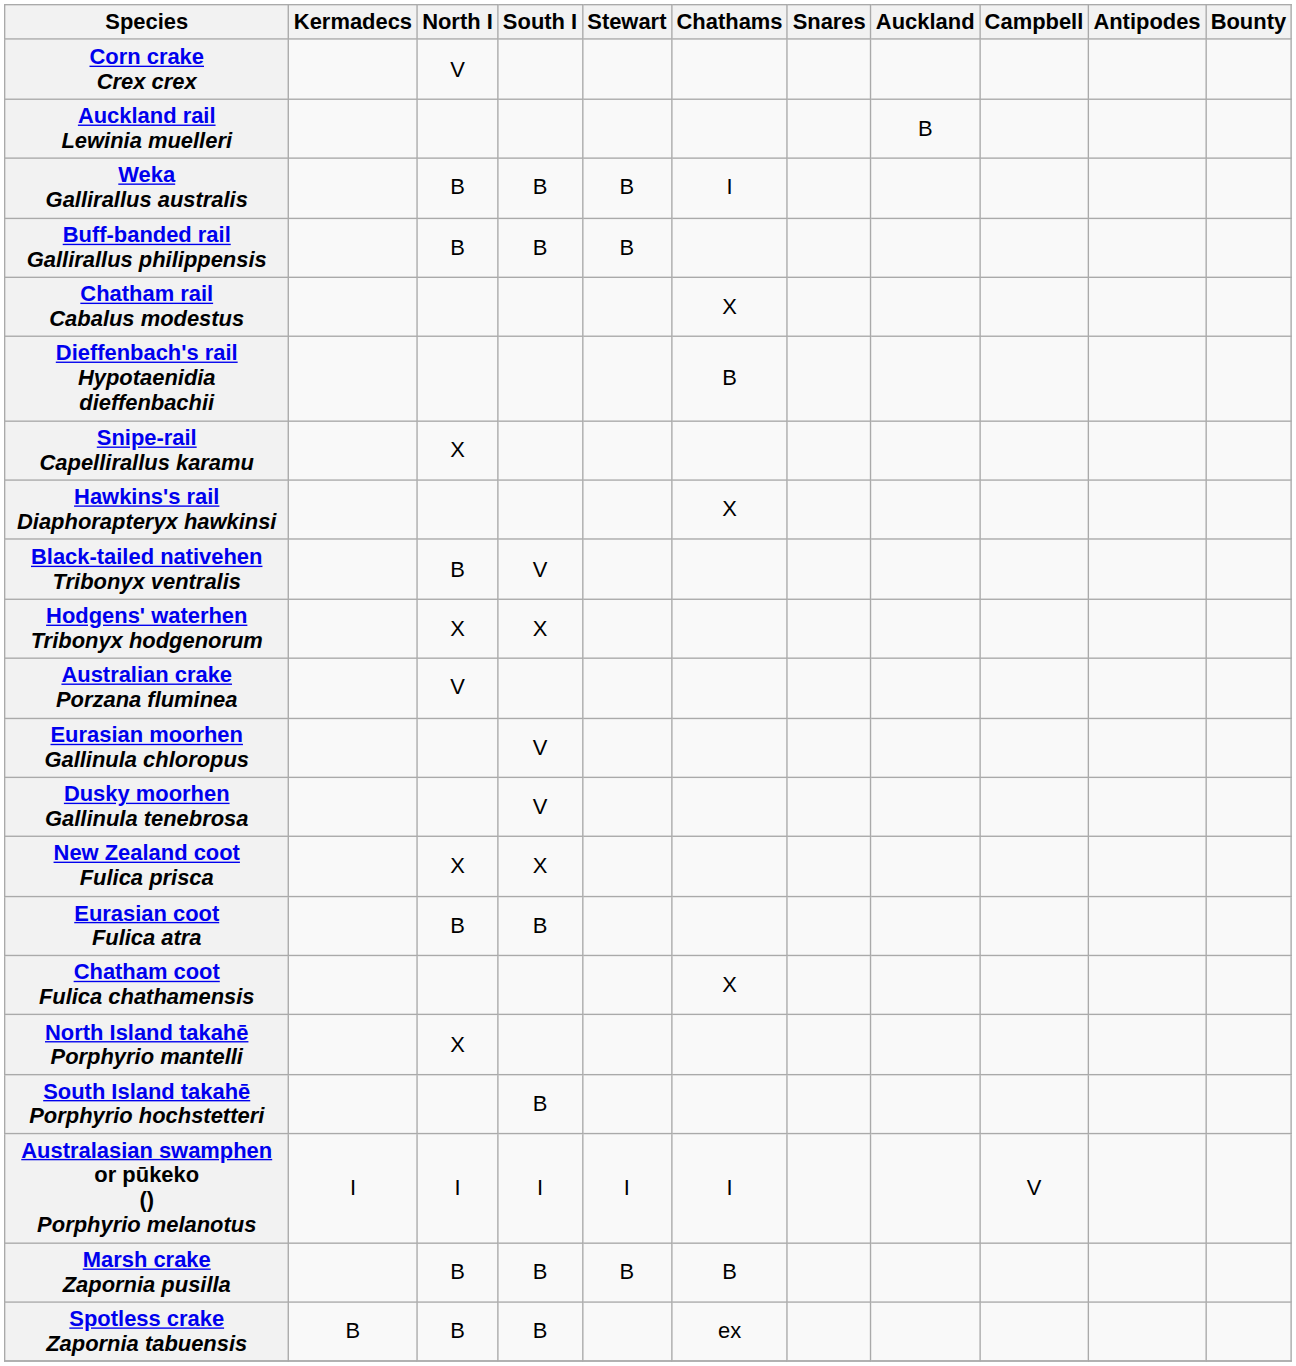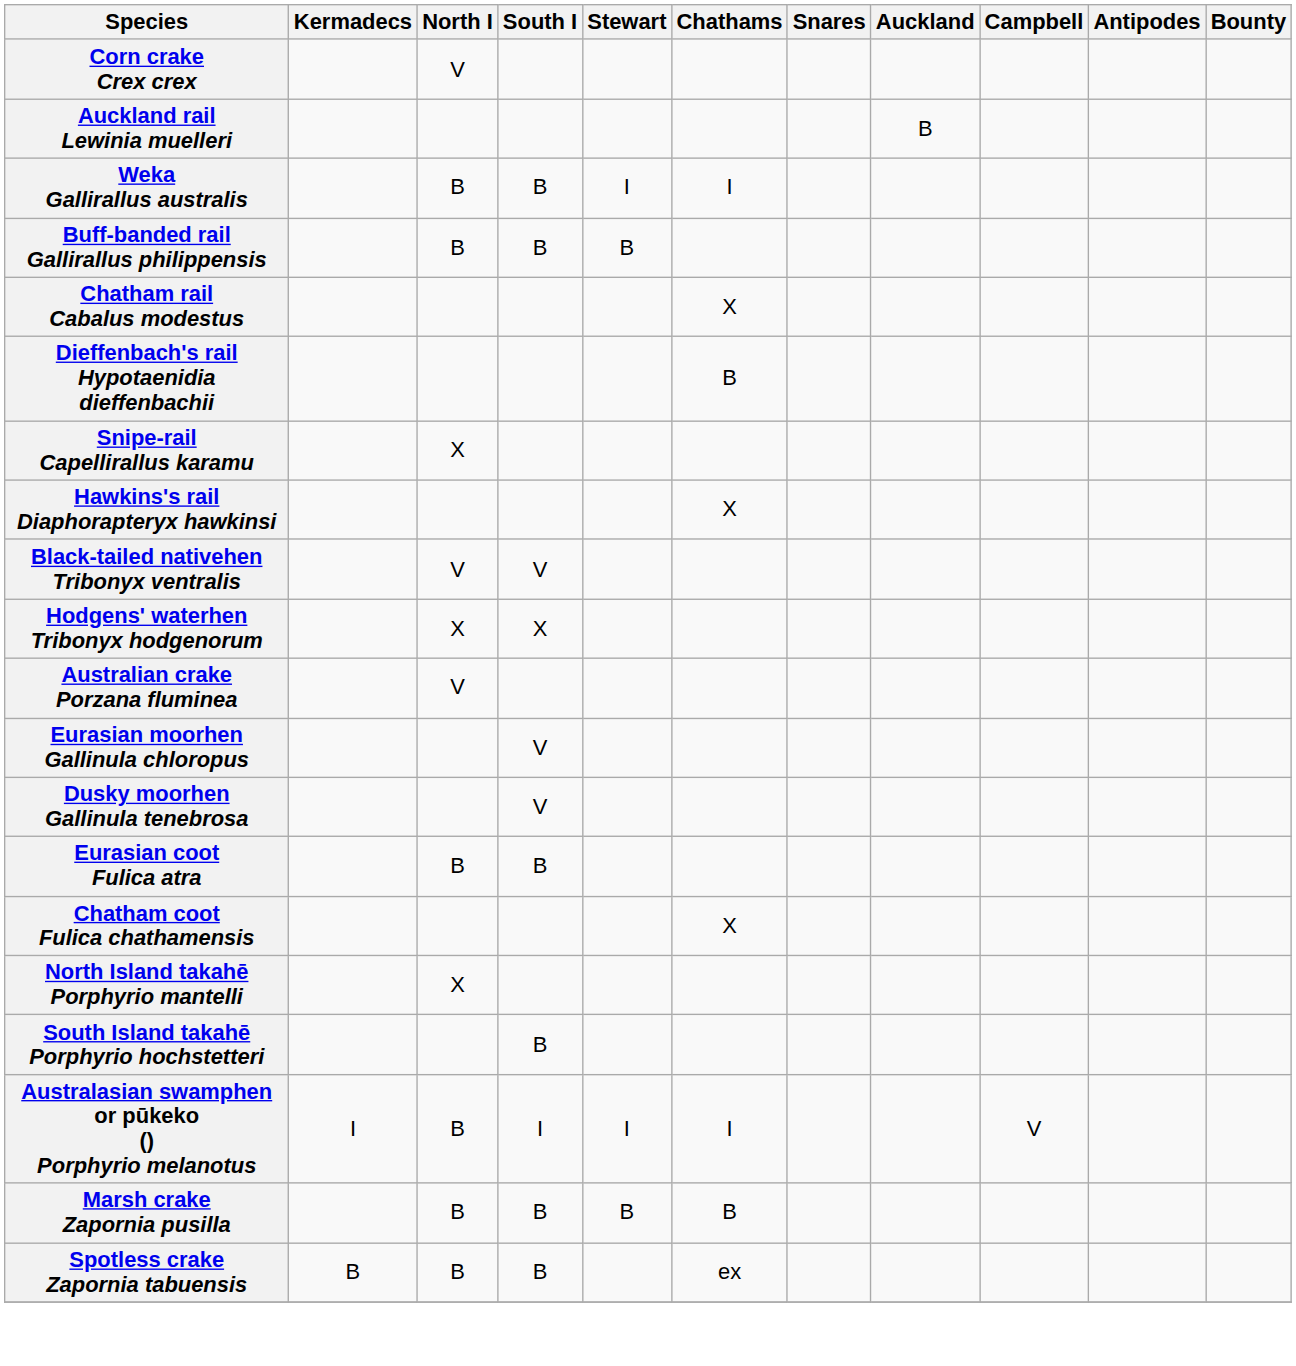(627, 187) B -> (627, 187) I
(457, 569) B -> (457, 569) V
- row: (147, 866)
(457, 1187) I -> (457, 1128) B
